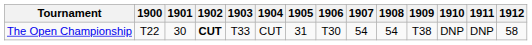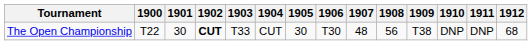(301, 31) 31 -> (301, 31) 30
(361, 31) 54 -> (361, 31) 48
(392, 31) 54 -> (392, 31) 56
(512, 31) 58 -> (512, 31) 68
